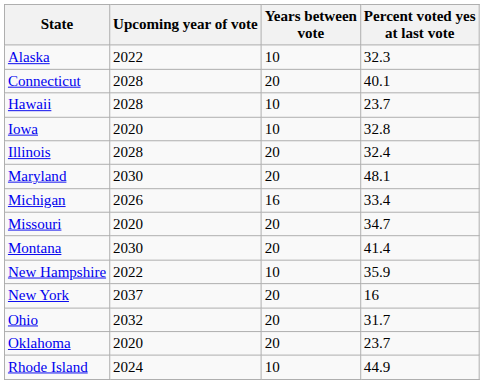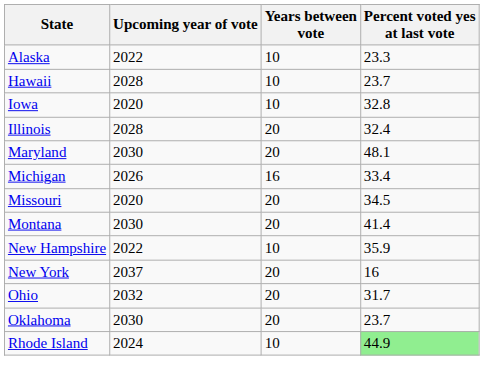(377, 57) 32.3 -> (377, 57) 23.3
- row: (44, 81)
(377, 224) 34.7 -> (377, 200) 34.5
(128, 343) 2020 -> (128, 319) 2030
(377, 367) no background -> (377, 343) lightgreen background
